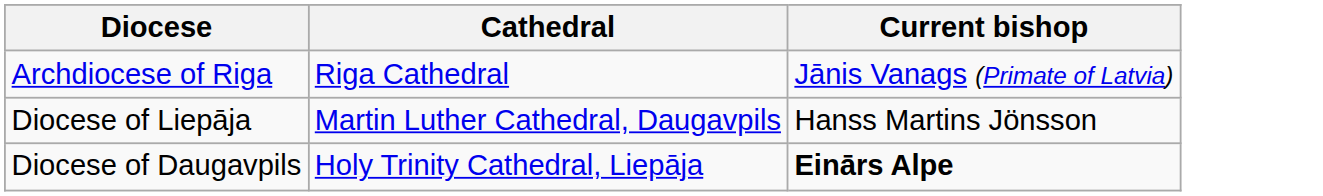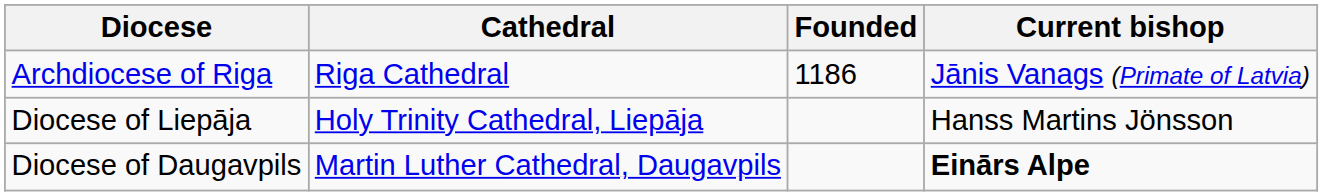+ column: (856, 27)
(548, 119) Martin Luther Cathedral, Daugavpils -> (509, 119) Holy Trinity Cathedral, Liepāja
(509, 166) Holy Trinity Cathedral, Liepāja -> (548, 166) Martin Luther Cathedral, Daugavpils
